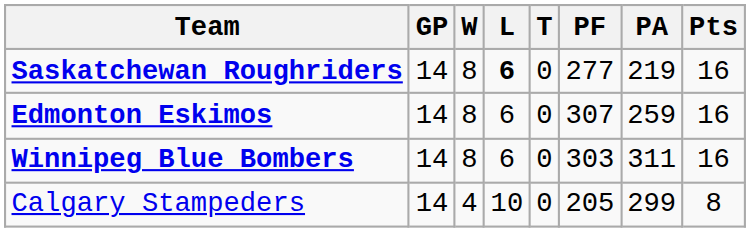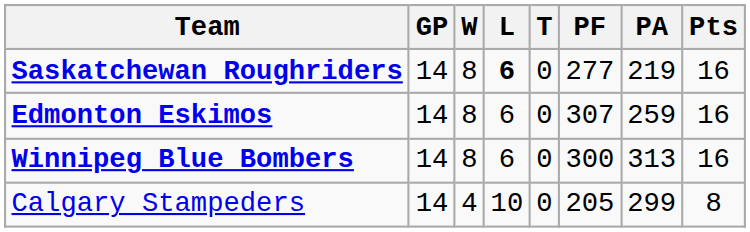(590, 160) 303 -> (590, 160) 300
(652, 160) 311 -> (652, 160) 313
